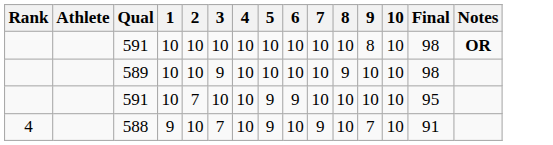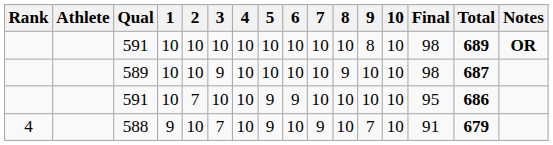+ column: (476, 18)
